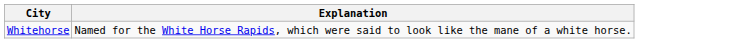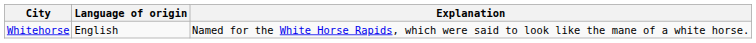+ column: (131, 13)
